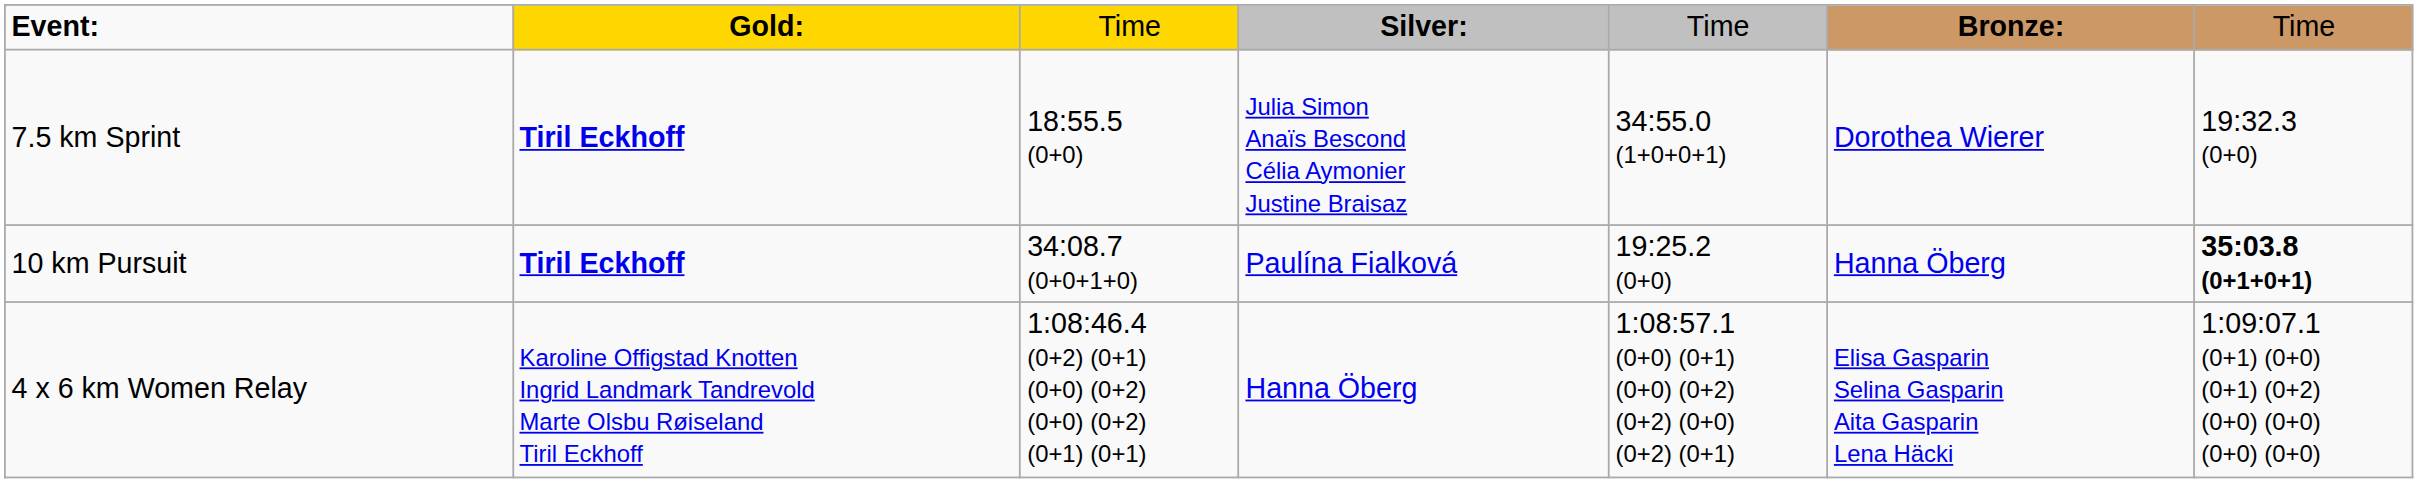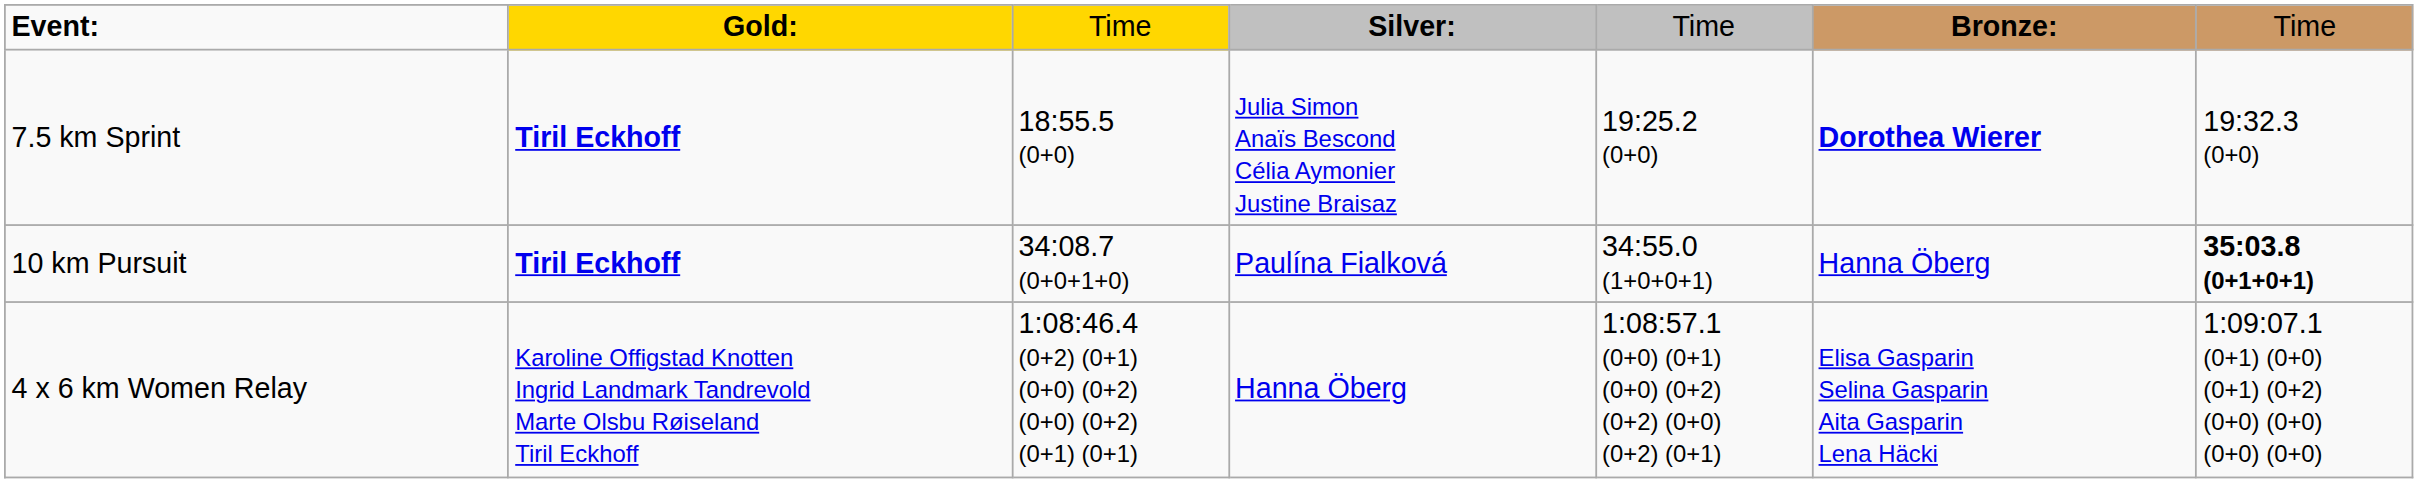(1671, 137) 34:55.0 (1+0+0+1) -> (1650, 137) 19:25.2 (0+0)
(1939, 137) normal -> (1930, 137) bold
(1663, 263) 19:25.2 (0+0) -> (1657, 263) 34:55.0 (1+0+0+1)
